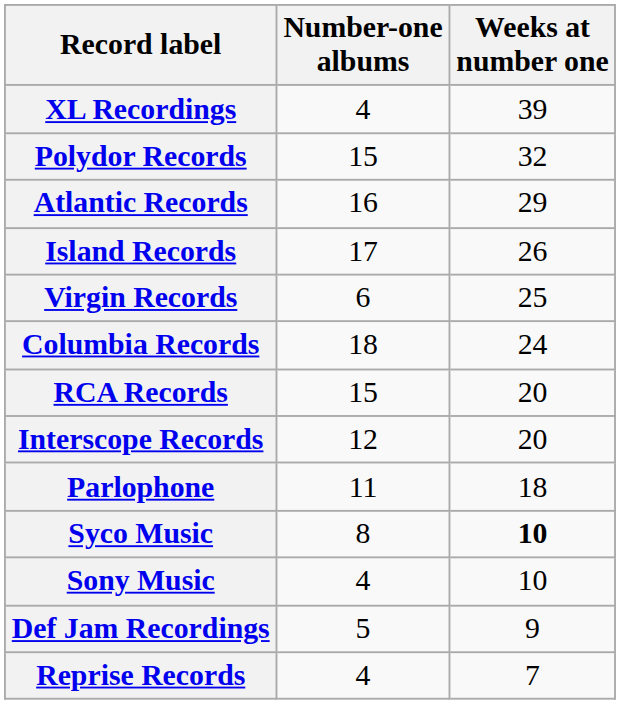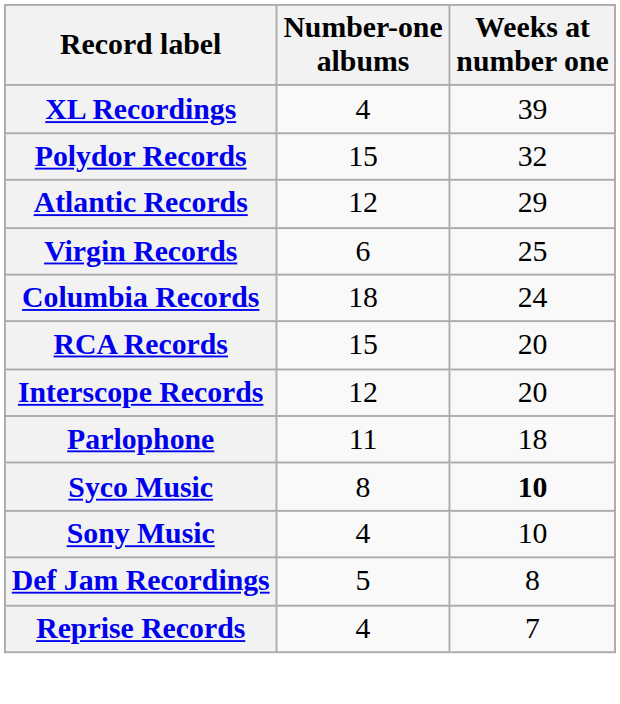(363, 203) 16 -> (363, 203) 12
- row: (141, 250)
(533, 627) 9 -> (533, 580) 8
